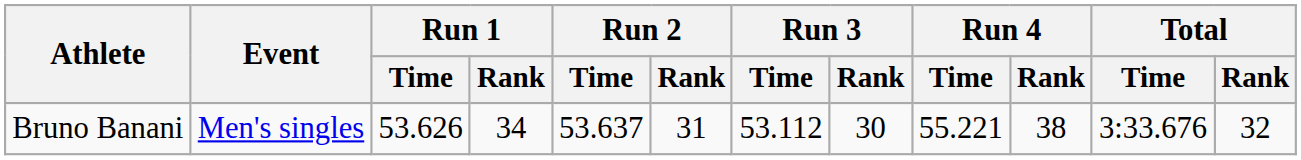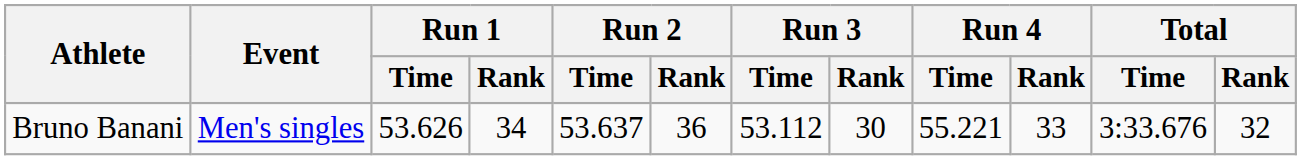(691, 128) 31 -> (691, 128) 36
(1051, 128) 38 -> (1051, 128) 33
